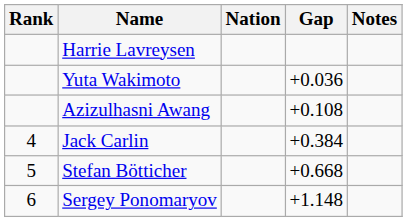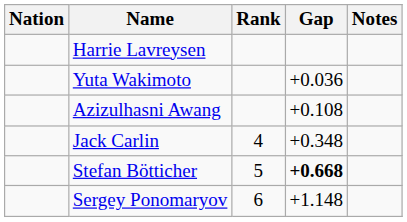columns swapped: (31, 19) <-> (253, 19)
(316, 140) +0.384 -> (316, 140) +0.348
(316, 170) normal -> (316, 170) bold
